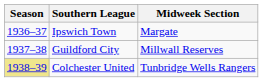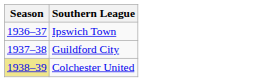- column: (198, 13)
